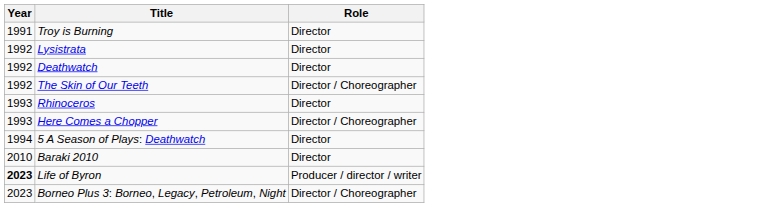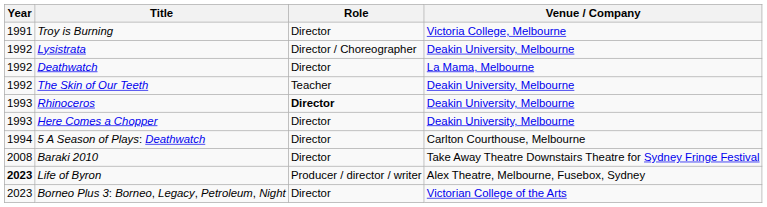+ column: (593, 13)
(311, 49) Director -> (354, 49) Director / Choreographer
(354, 85) Director / Choreographer -> (311, 85) Teacher
(311, 103) normal -> (313, 103) bold
(354, 121) Director / Choreographer -> (311, 121) Director
(20, 157) 2010 -> (20, 157) 2008
(354, 193) Director / Choreographer -> (311, 193) Director
